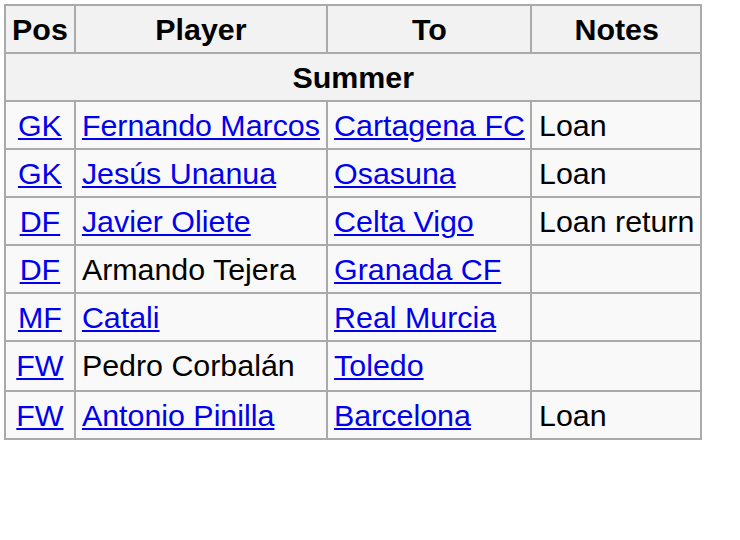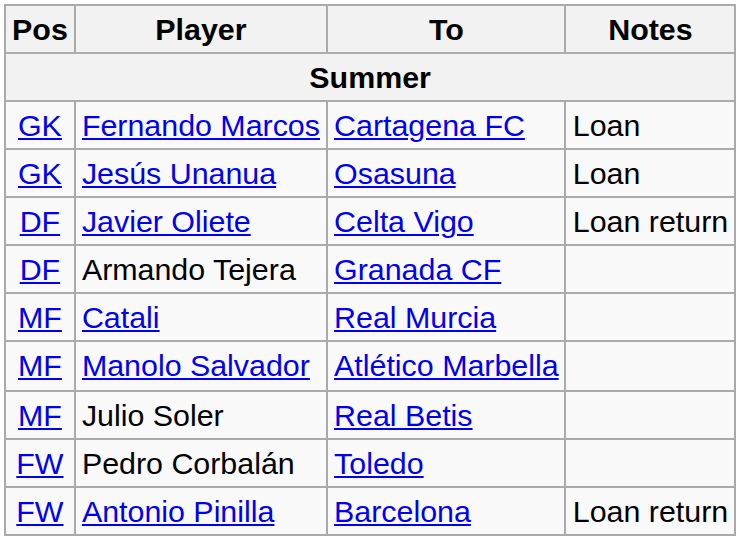+ row: (196, 366)
+ row: (153, 414)
(573, 414) Loan -> (650, 510) Loan return
